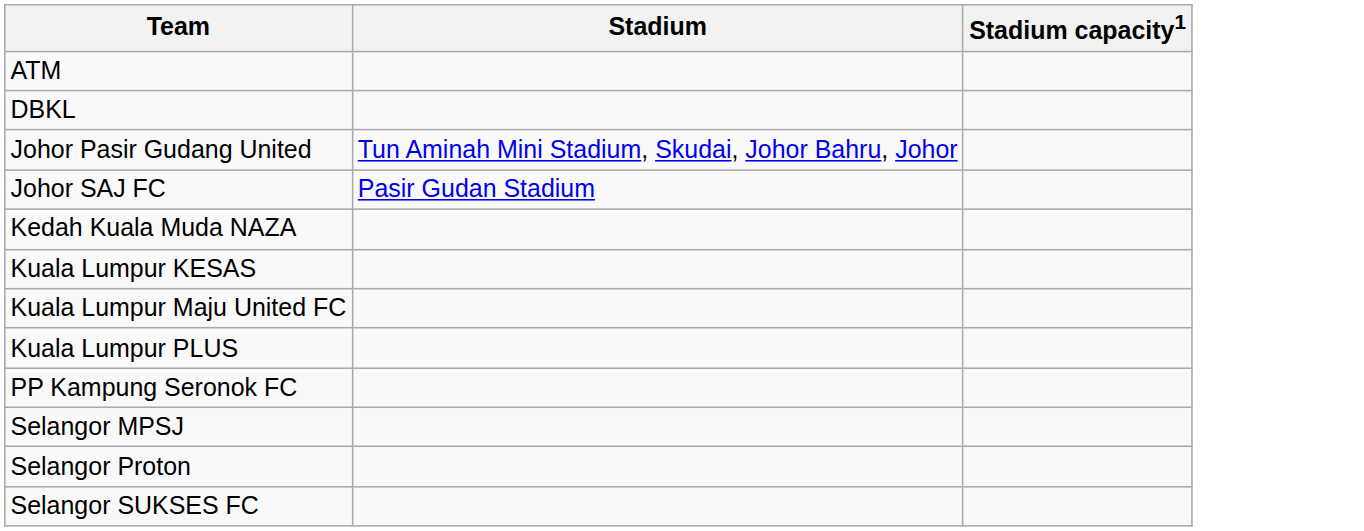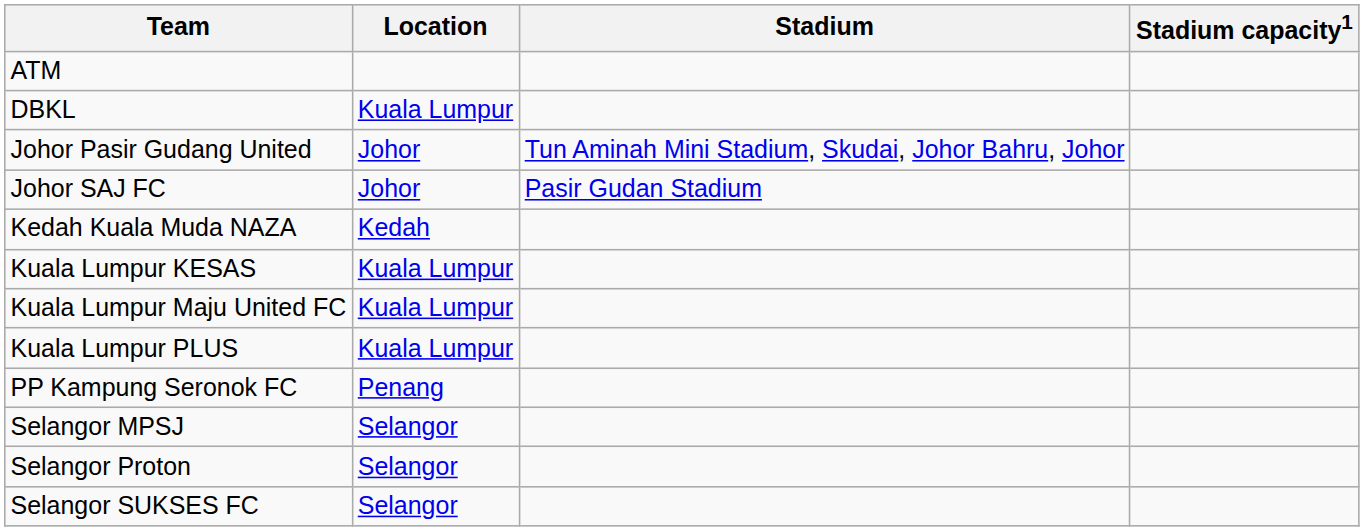+ column: (435, 27)
